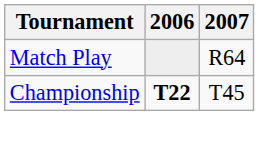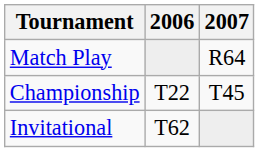(172, 92) bold -> (172, 92) normal
+ row: (61, 127)
